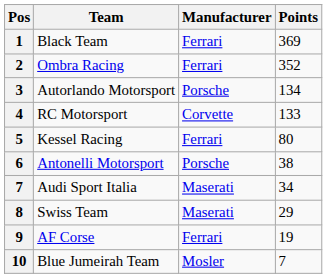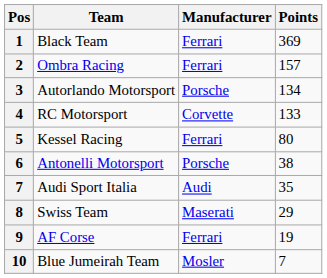(290, 66) 352 -> (290, 66) 157
(208, 188) Maserati -> (197, 188) Audi
(286, 188) 34 -> (286, 188) 35
